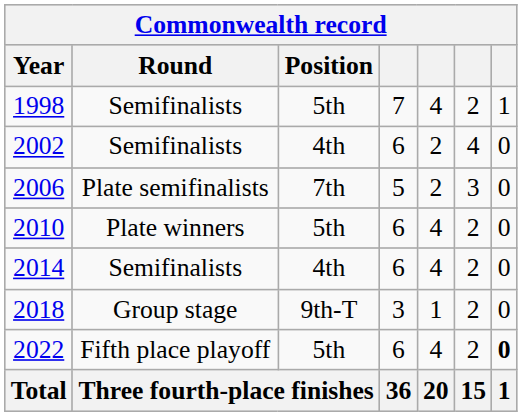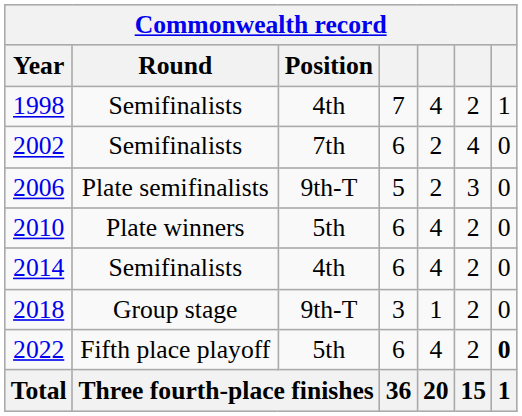(329, 106) 5th -> (329, 106) 4th
(329, 146) 4th -> (329, 146) 7th
(329, 187) 7th -> (329, 187) 9th-T
